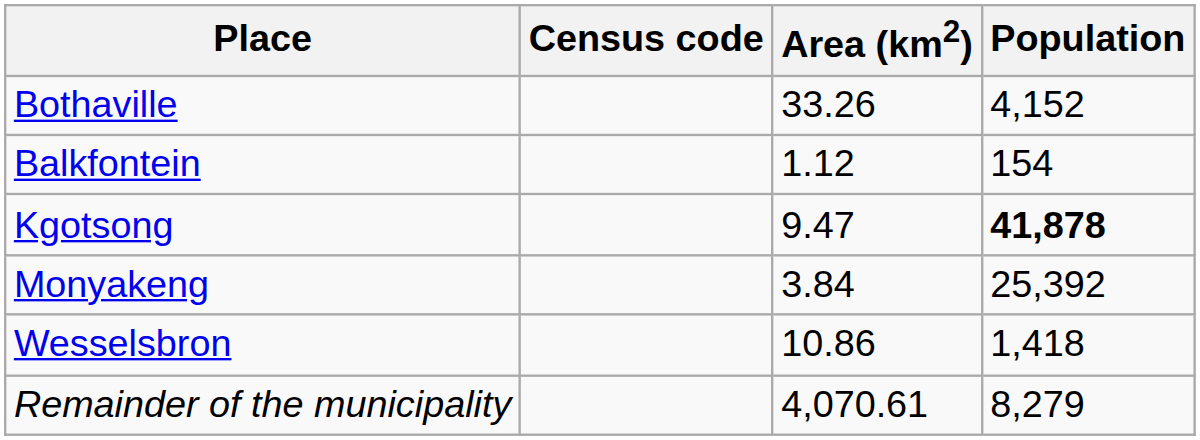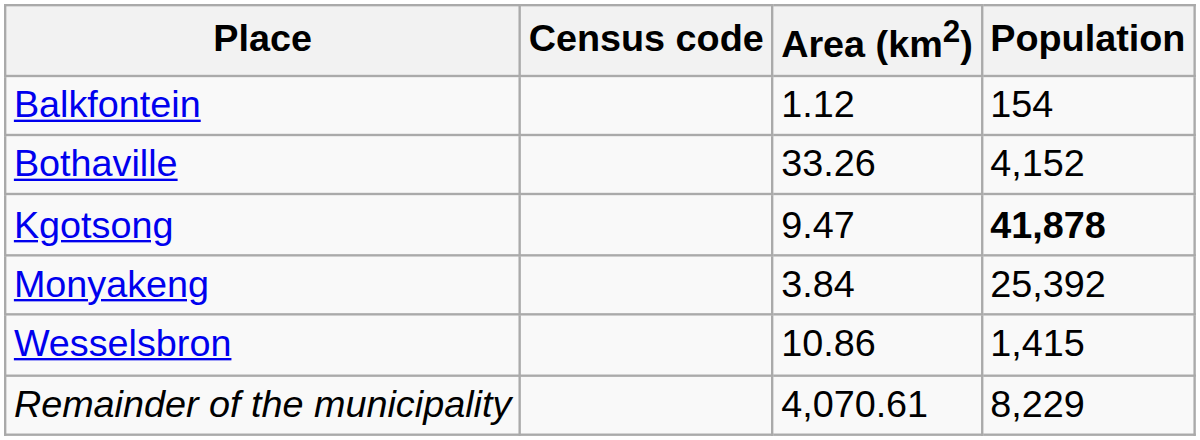rows swapped: (107, 164) <-> (96, 104)
(1038, 344) 1,418 -> (1038, 344) 1,415
(1038, 403) 8,279 -> (1038, 403) 8,229
